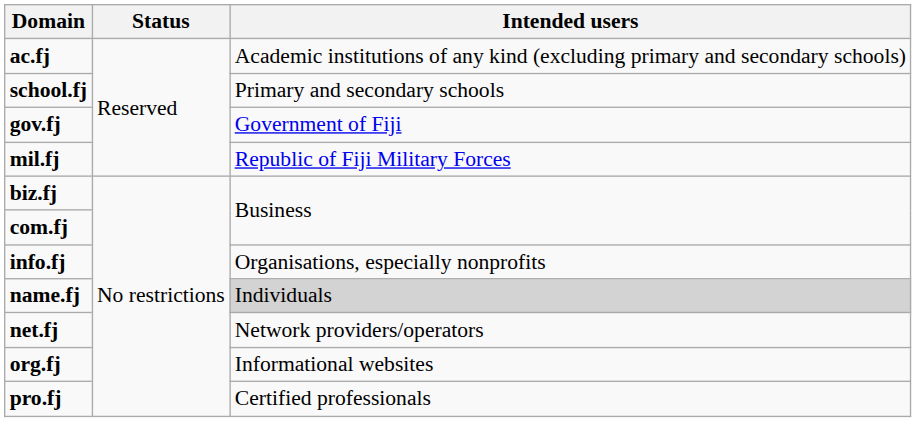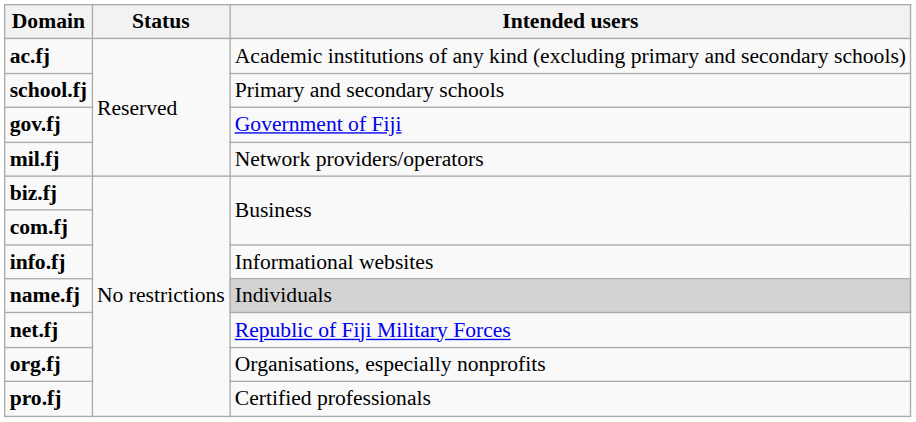(373, 158) Republic of Fiji Military Forces -> (359, 158) Network providers/operators
(390, 261) Organisations, especially nonprofits -> (334, 261) Informational websites
(359, 329) Network providers/operators -> (373, 329) Republic of Fiji Military Forces
(334, 364) Informational websites -> (390, 364) Organisations, especially nonprofits
